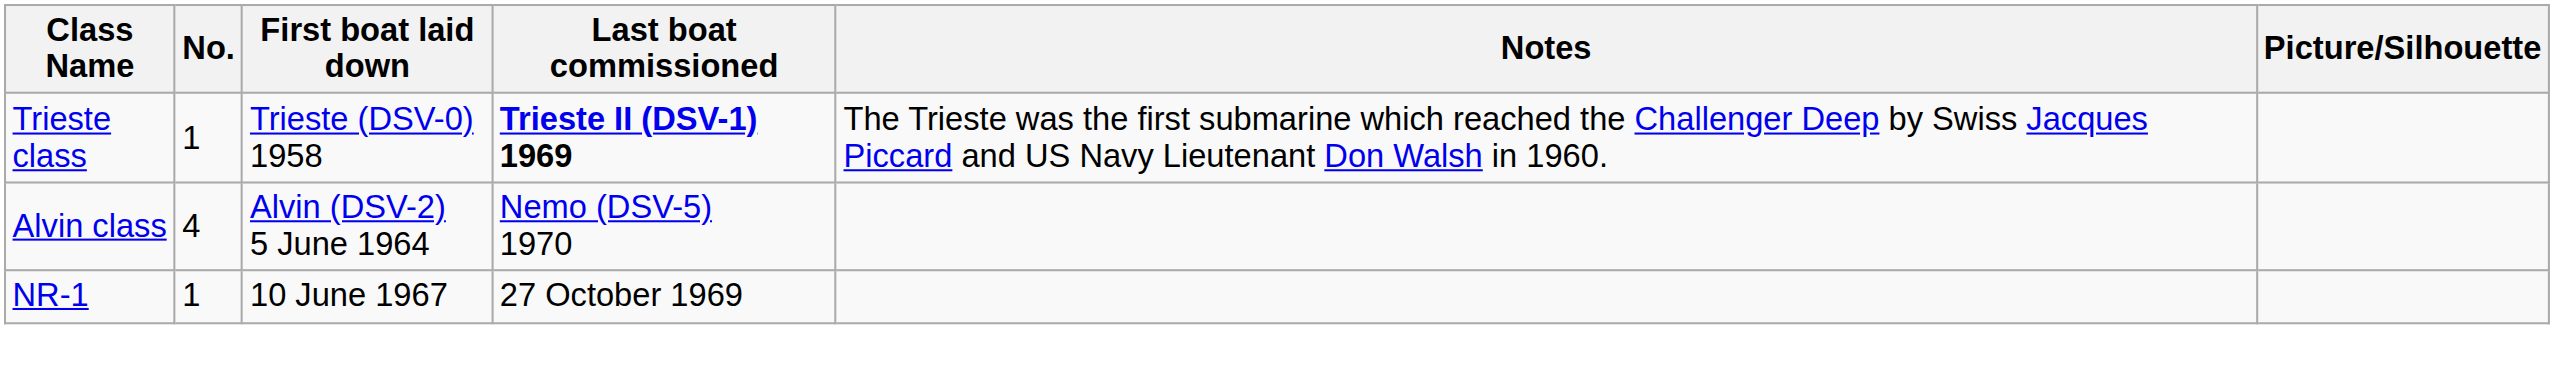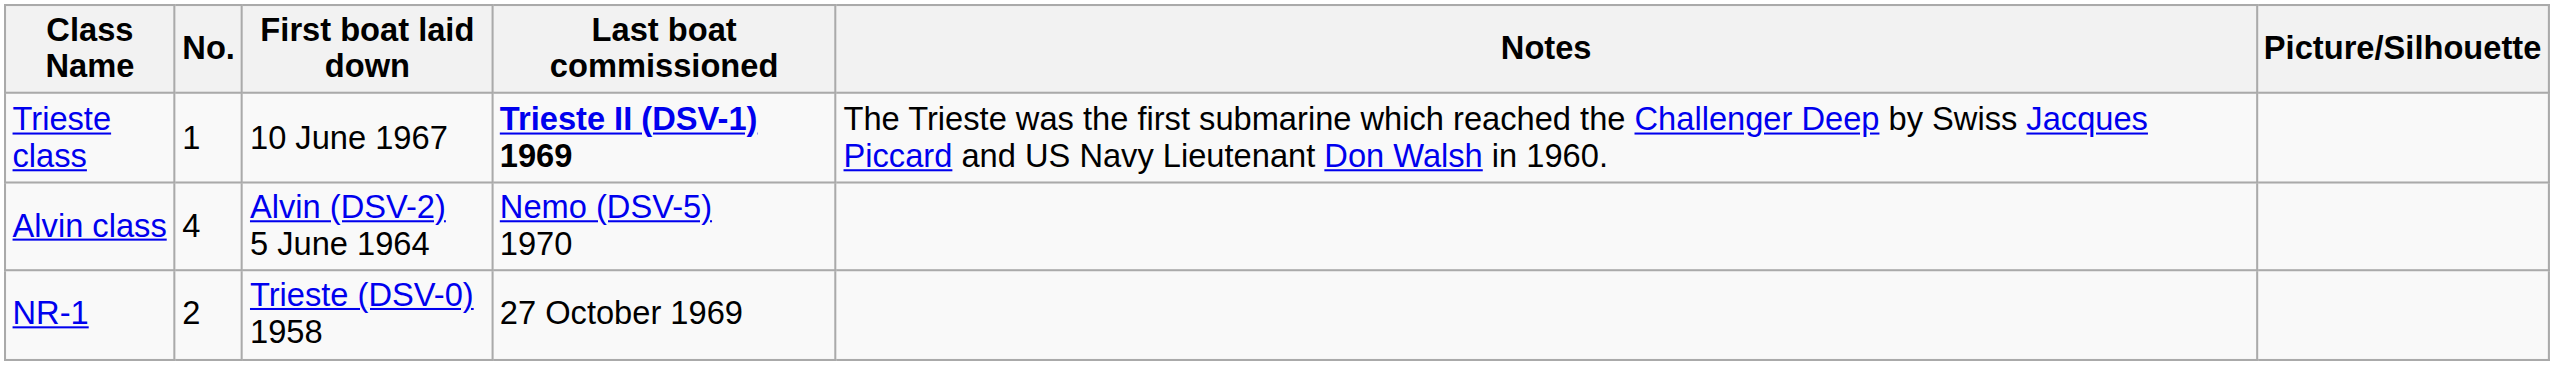(362, 137) Trieste (DSV-0) 1958 -> (349, 137) 10 June 1967
(191, 295) 1 -> (191, 314) 2
(349, 295) 10 June 1967 -> (362, 314) Trieste (DSV-0) 1958
